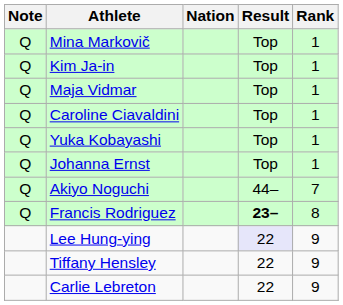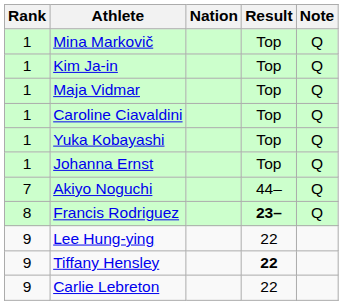columns swapped: (315, 16) <-> (25, 16)
(265, 238) lavender background -> (269, 238) no background
(265, 262) normal -> (269, 262) bold
